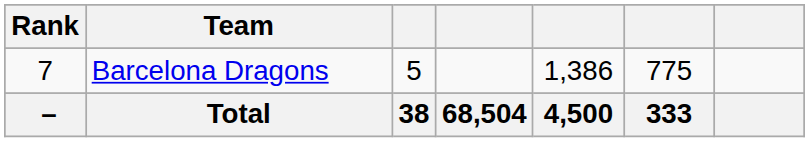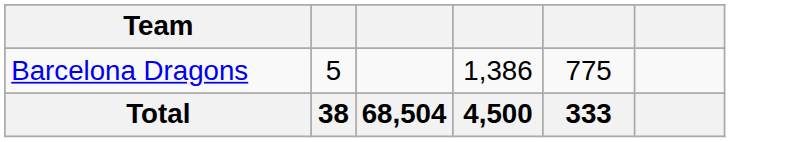- column: (45, 26)
